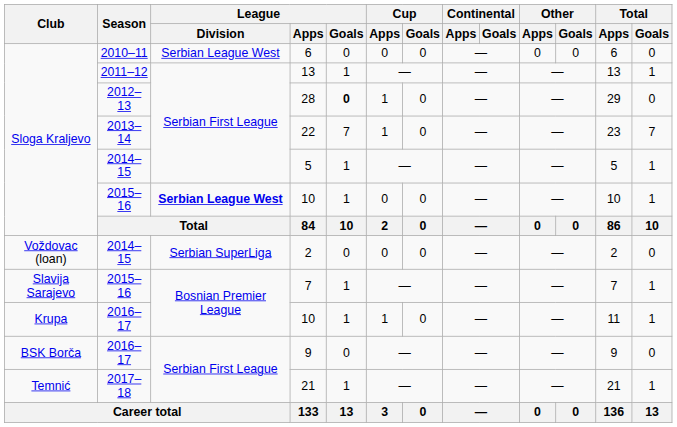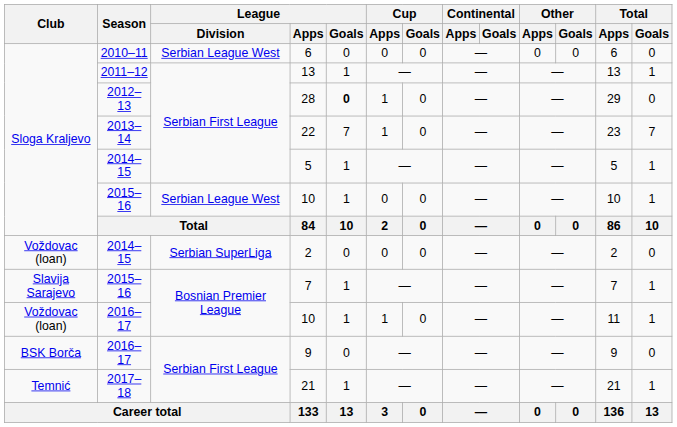(220, 199) bold -> (220, 199) normal
(51, 319) Krupa -> (51, 319) Voždovac (loan)
